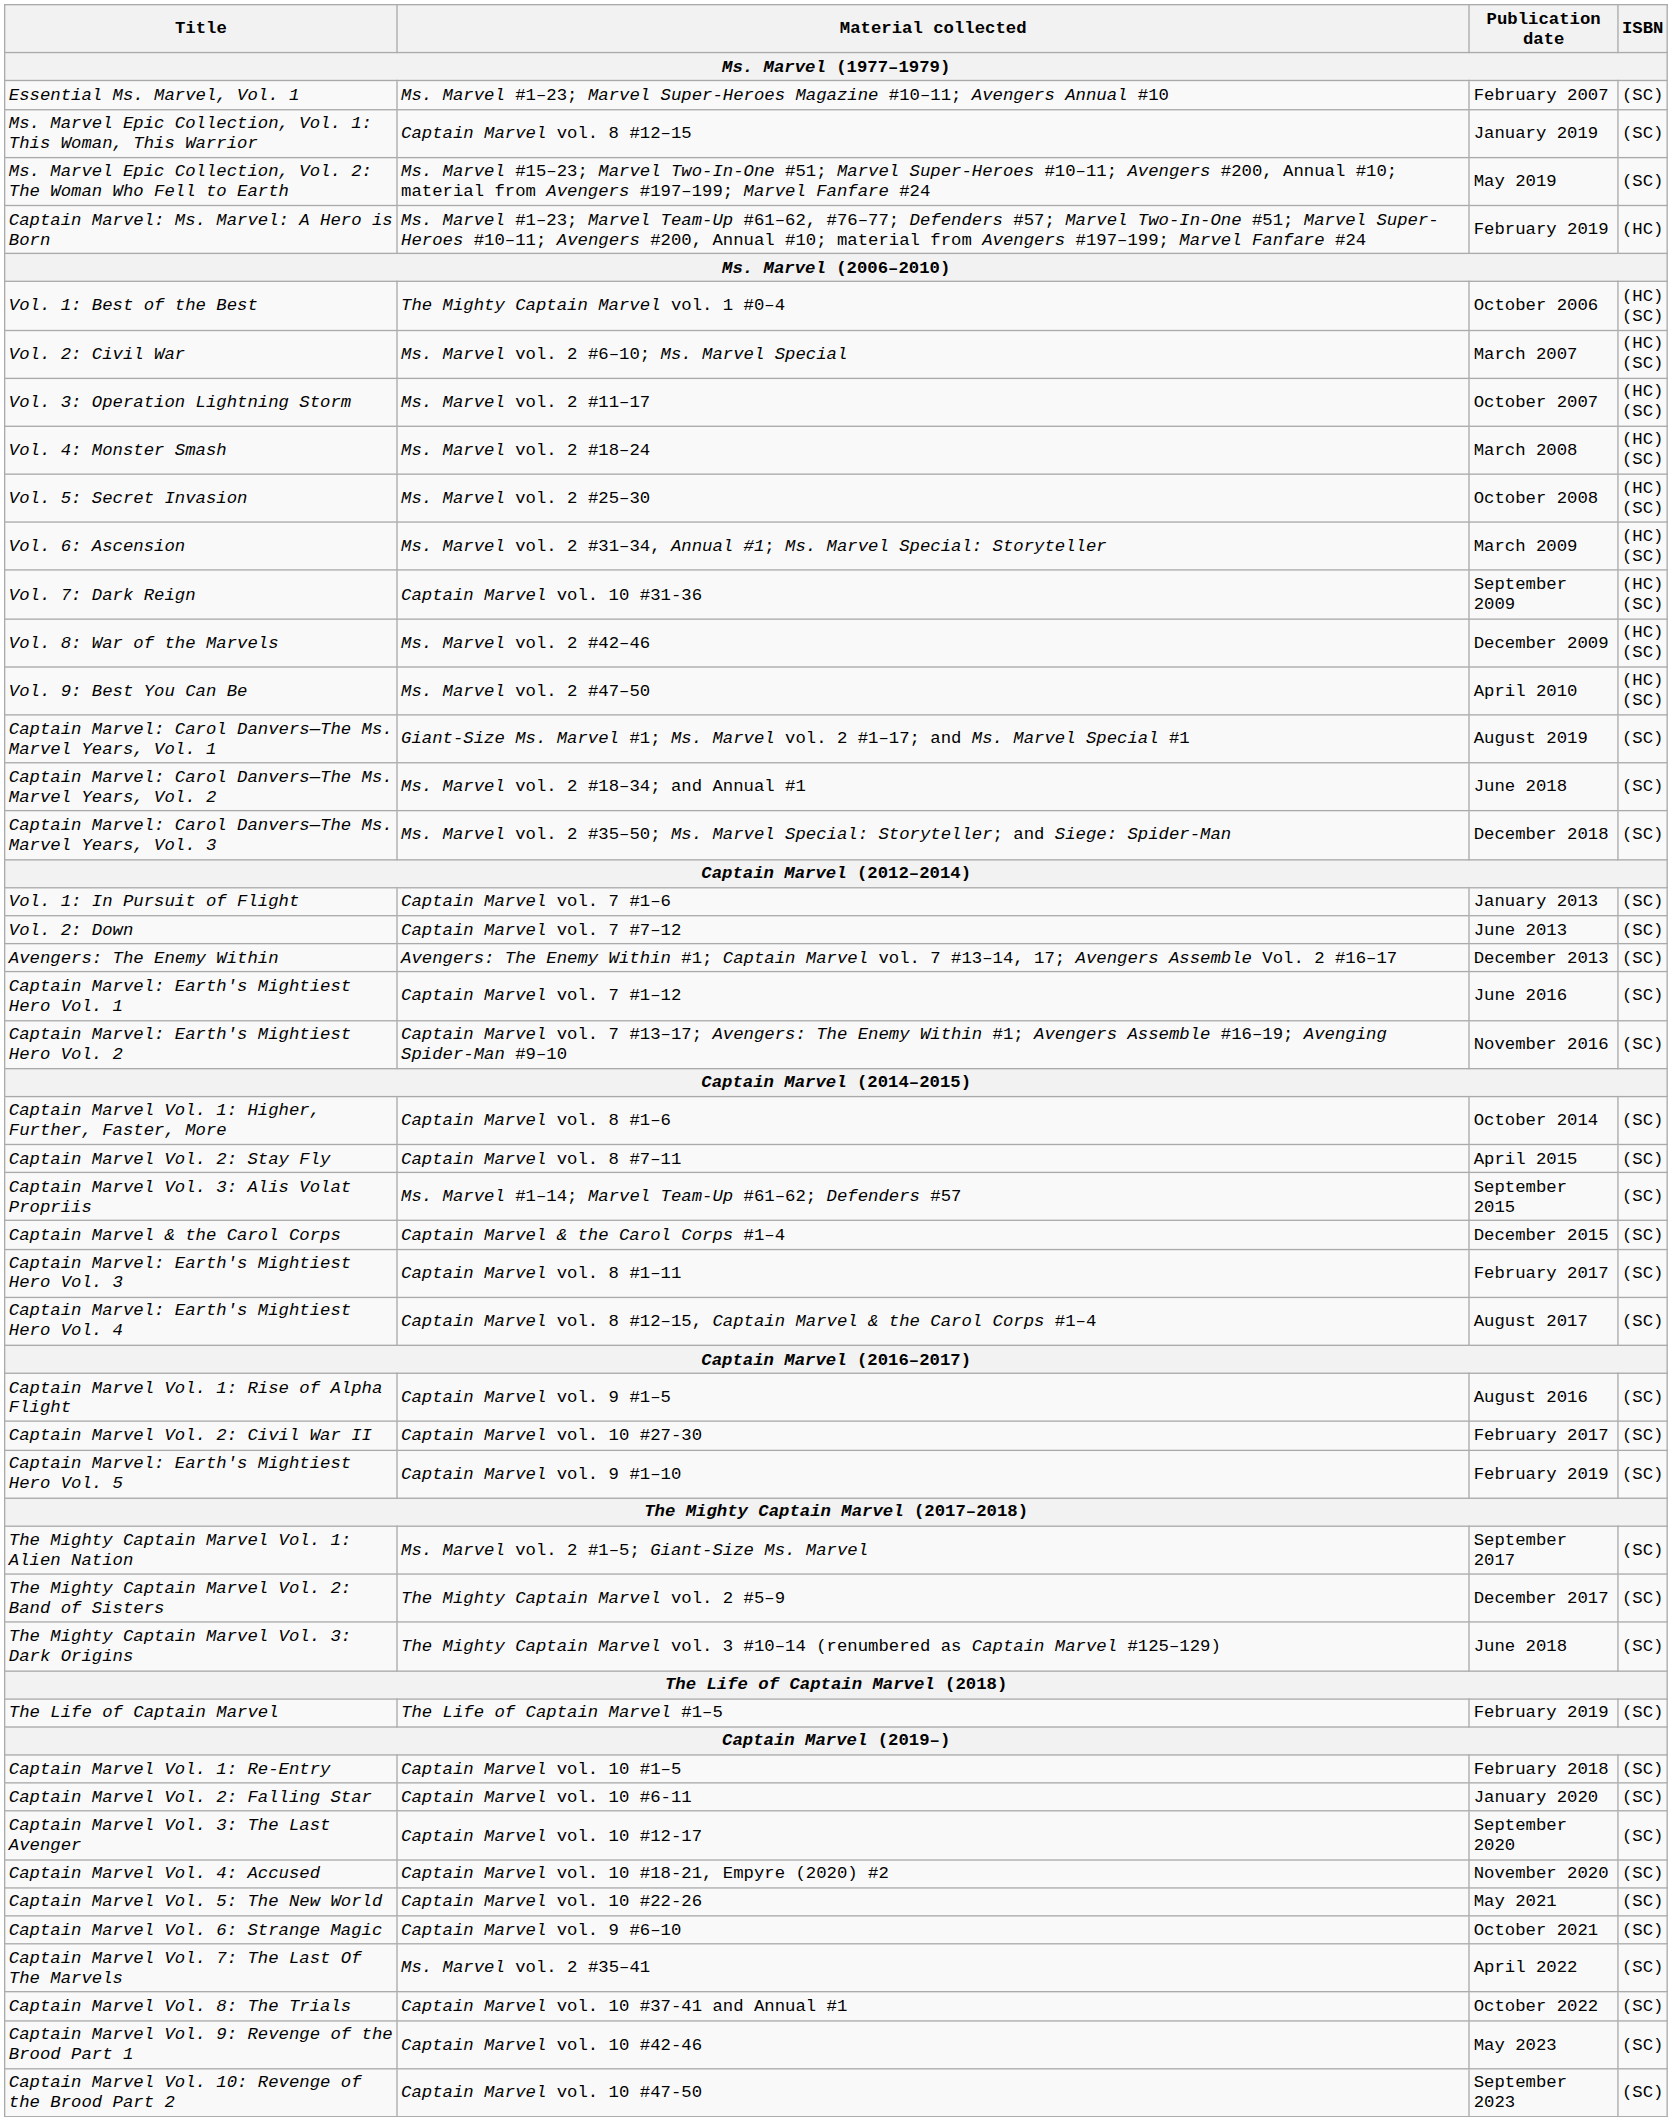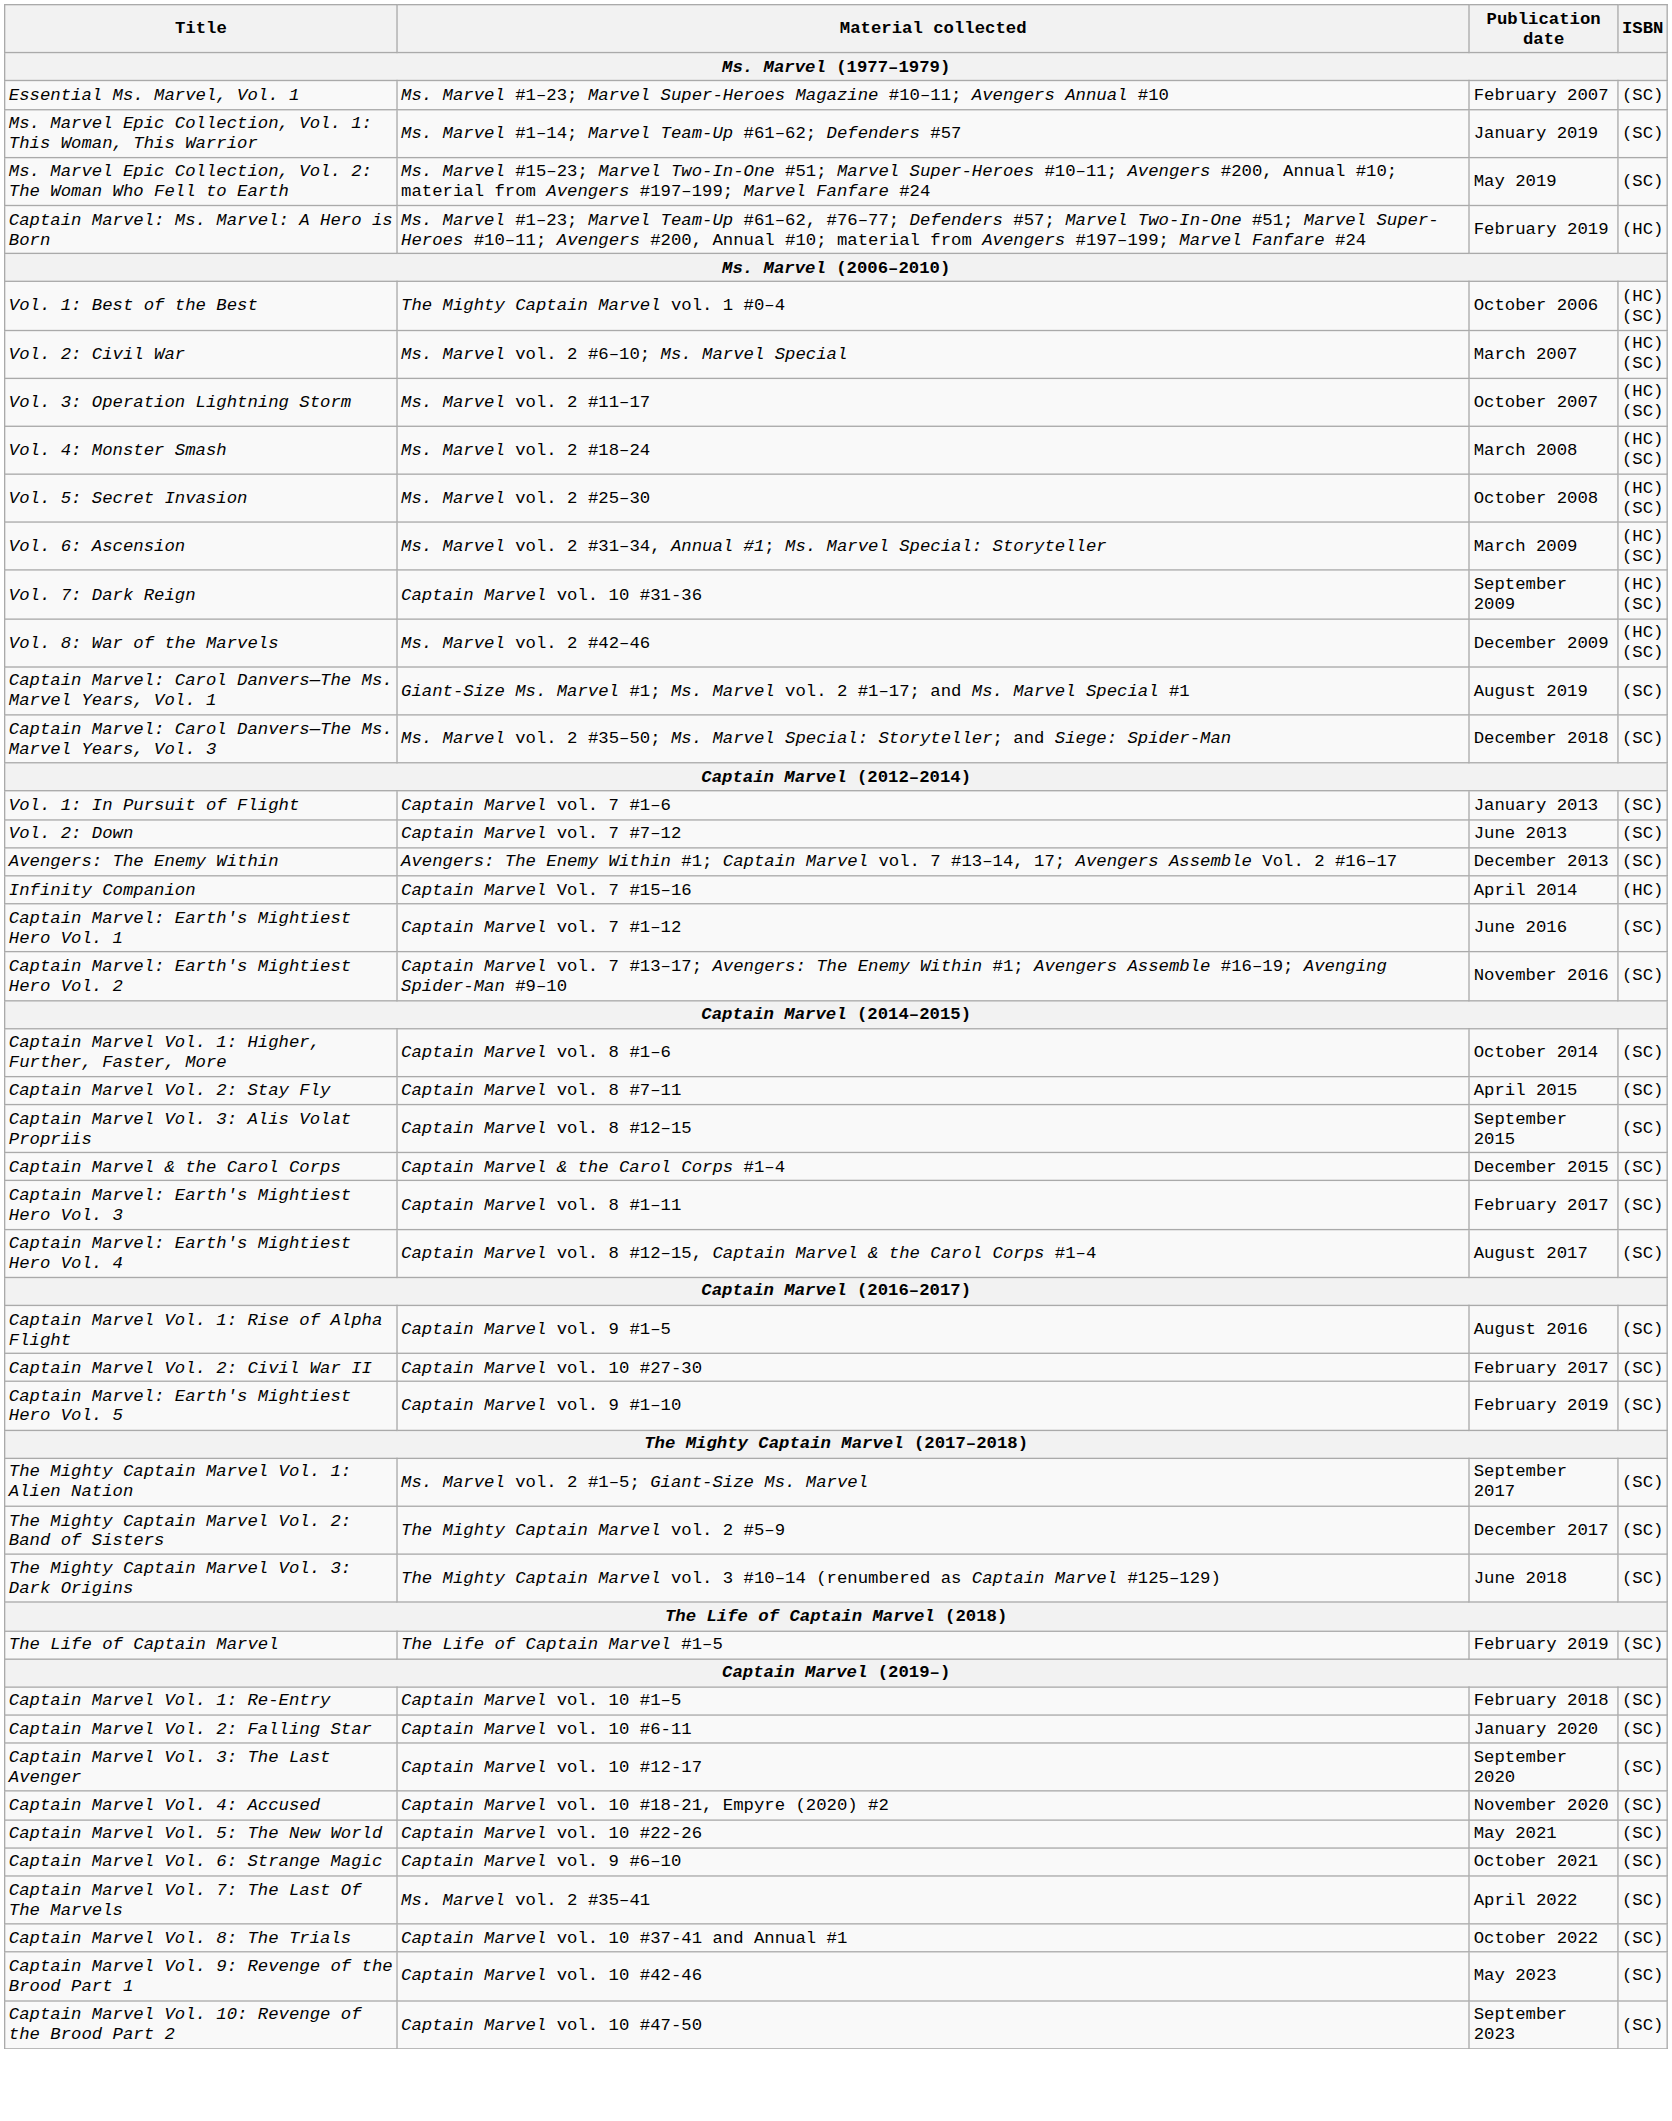(546, 133) Captain Marvel vol. 8 #12–15 -> (681, 133) Ms. Marvel #1–14; Marvel Team-Up #61–62; Defenders #57
- row: (128, 691)
- row: (201, 787)
+ row: (102, 890)
(681, 1197) Ms. Marvel #1–14; Marvel Team-Up #61–62; Defenders #57 -> (546, 1129) Captain Marvel vol. 8 #12–15
